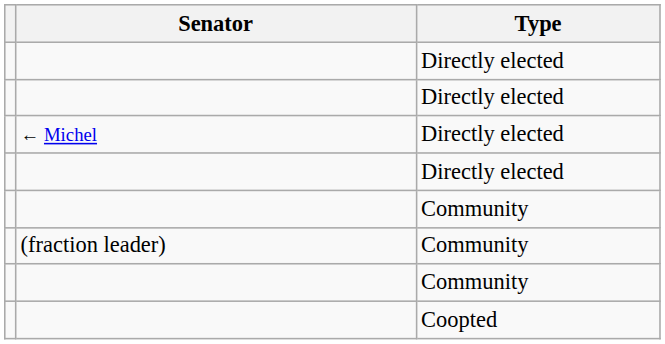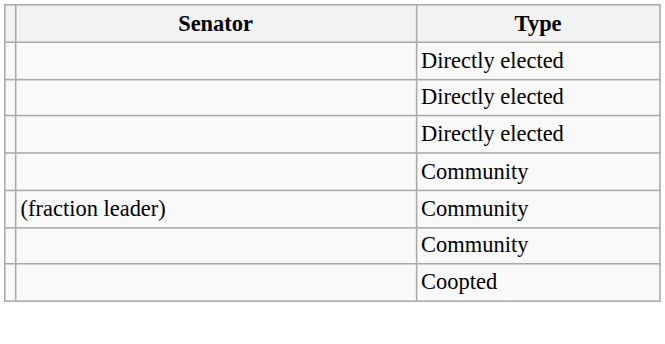- row: (59, 136)
